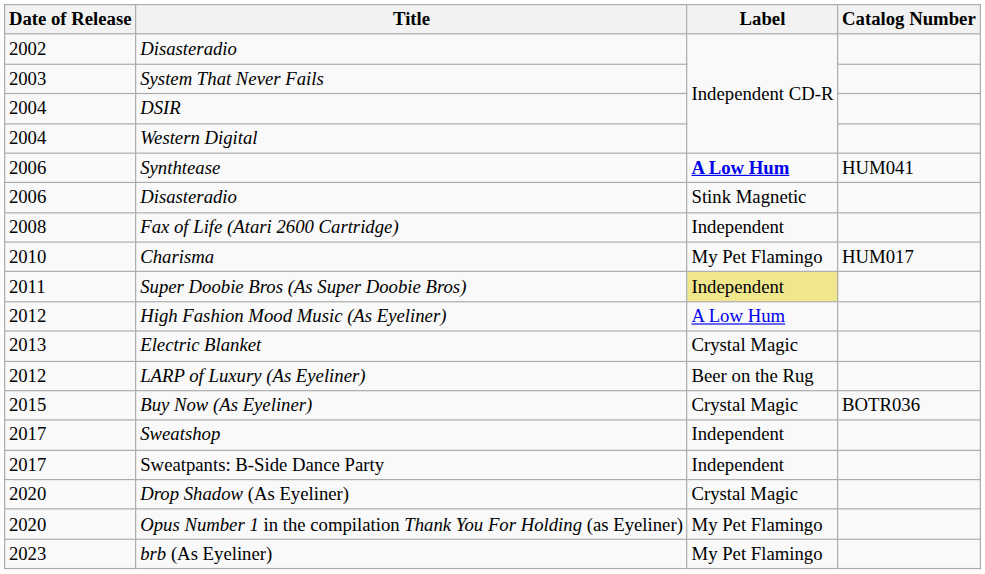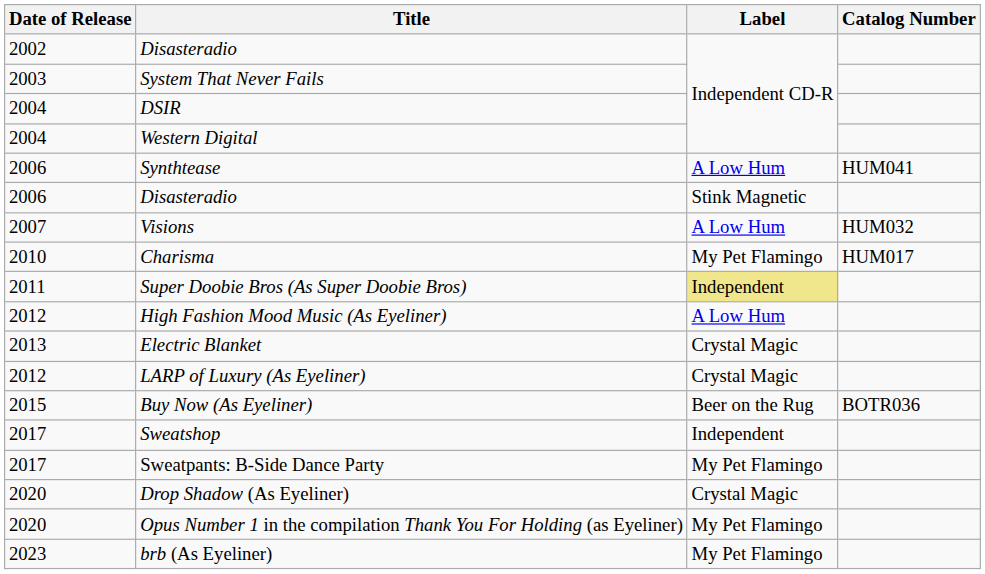(740, 167) bold -> (738, 167) normal
+ row: (28, 227)
- row: (28, 227)
(753, 375) Beer on the Rug -> (745, 375) Crystal Magic
(745, 405) Crystal Magic -> (753, 405) Beer on the Rug
(738, 464) Independent -> (757, 464) My Pet Flamingo
